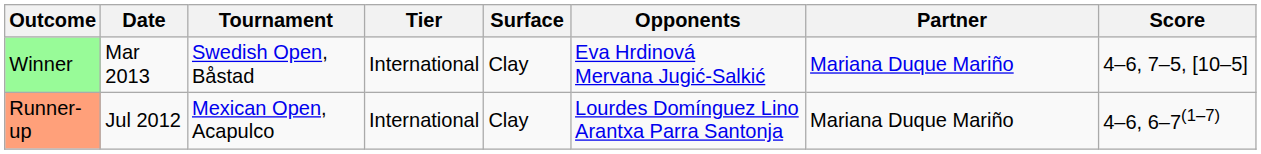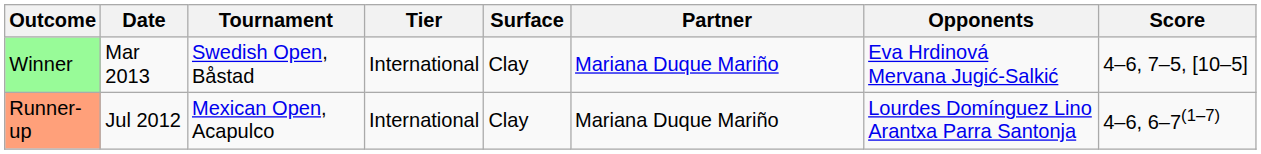columns swapped: (952, 20) <-> (688, 20)
